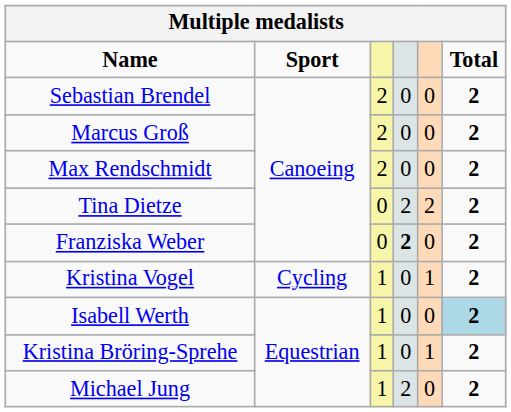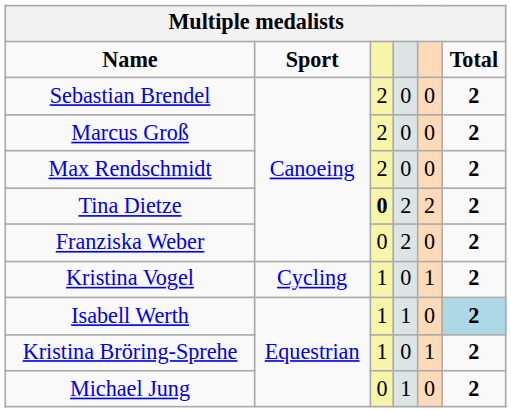(382, 205) normal -> (382, 205) bold
(406, 242) bold -> (406, 242) normal
(406, 315) 0 -> (406, 315) 1
(382, 388) 1 -> (382, 388) 0
(406, 388) 2 -> (406, 388) 1
